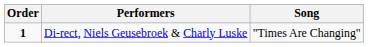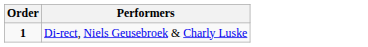- column: (307, 13)
